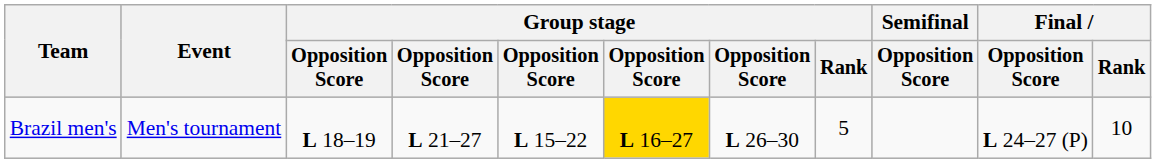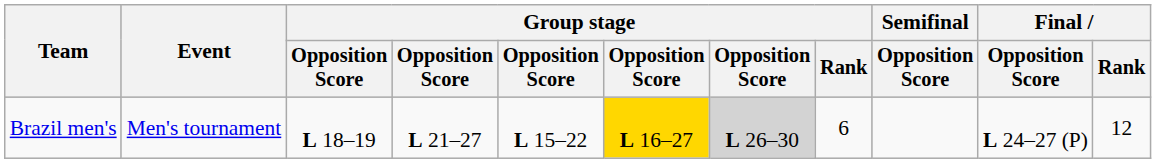(762, 140) no background -> (762, 140) lightgrey background
(844, 127) 5 -> (844, 127) 6
(1122, 127) 10 -> (1122, 127) 12
